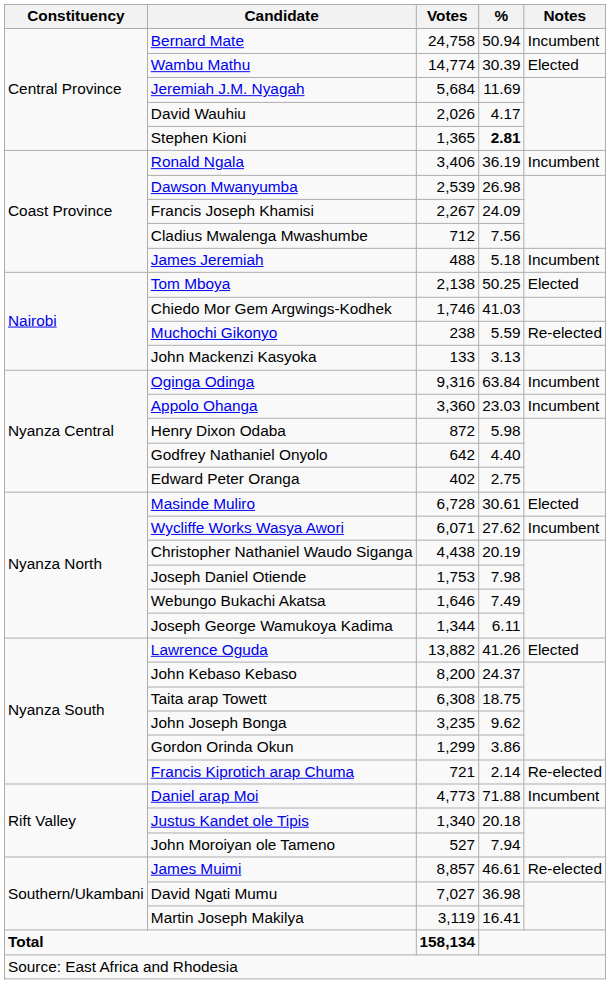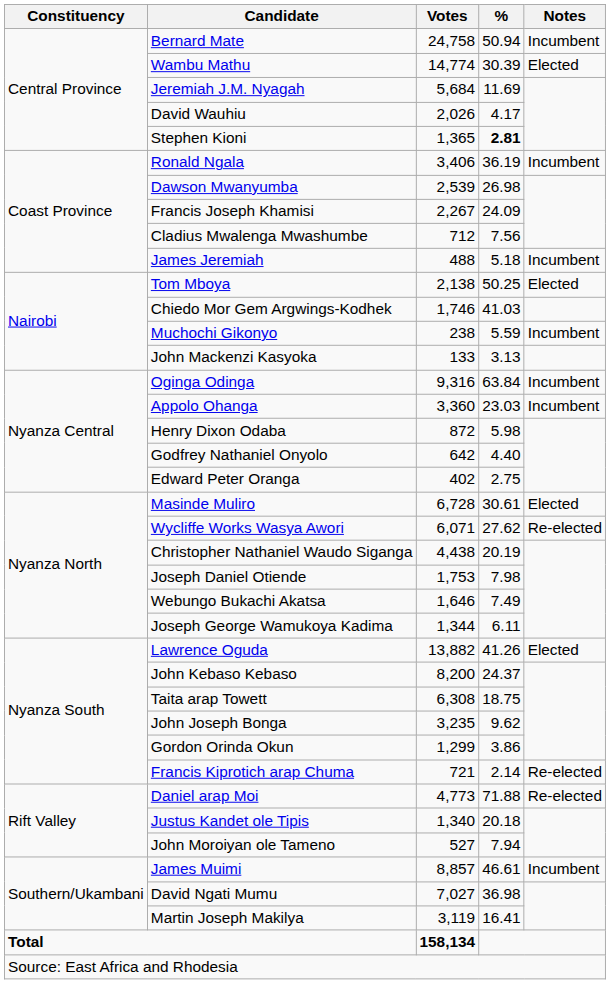(565, 333) Re-elected -> (564, 333) Incumbent
(564, 528) Incumbent -> (565, 528) Re-elected
(564, 796) Incumbent -> (565, 796) Re-elected
(565, 869) Re-elected -> (564, 869) Incumbent
